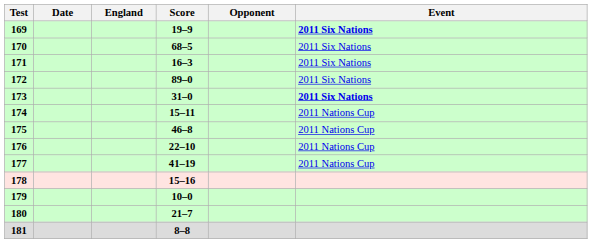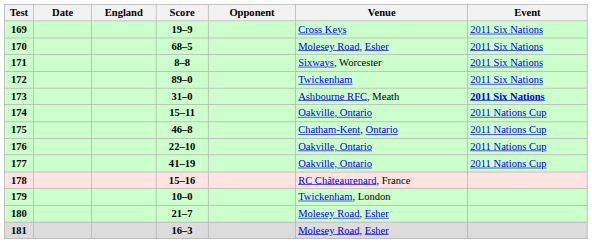+ column: (382, 12)
(335, 29) bold -> (507, 29) normal
(182, 63) 16–3 -> (182, 63) 8–8
(182, 230) 8–8 -> (182, 230) 16–3
